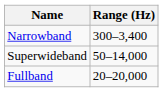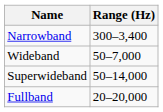+ row: (33, 56)
